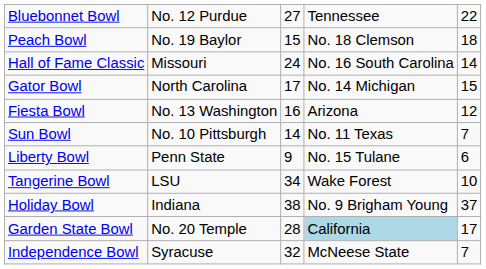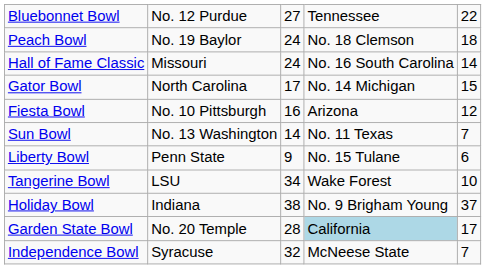(292, 39) 15 -> (292, 39) 24
(214, 110) No. 13 Washington -> (209, 110) No. 10 Pittsburgh
(209, 134) No. 10 Pittsburgh -> (214, 134) No. 13 Washington
